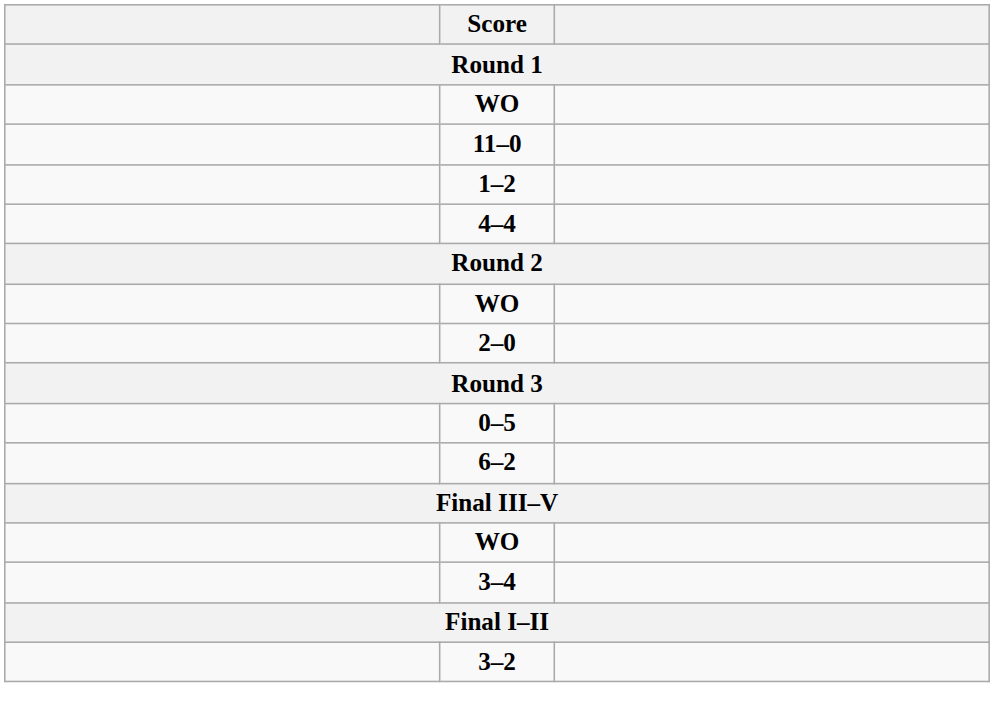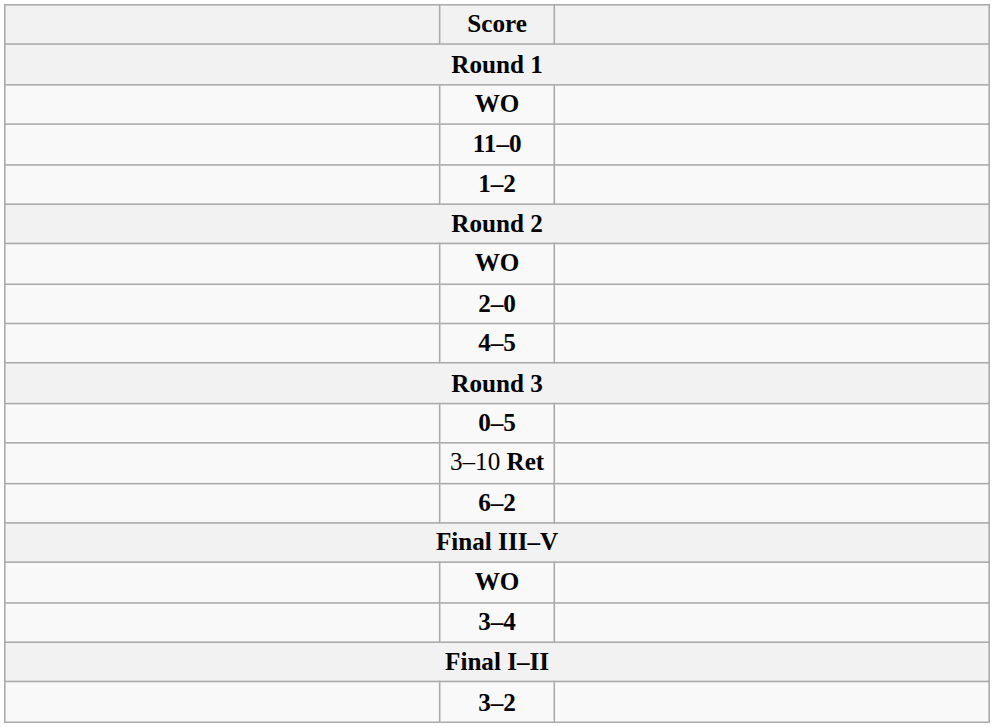- row: (223, 224)
+ row: (223, 343)
+ row: (223, 463)
